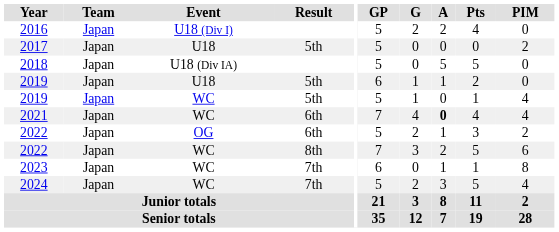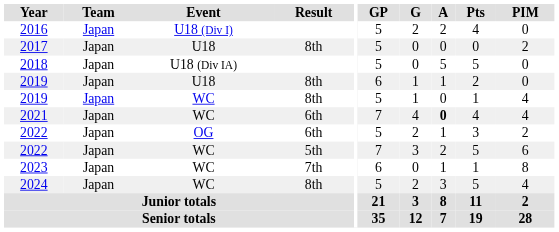(314, 47) 5th -> (314, 47) 8th
(314, 81) 5th -> (314, 81) 8th
(314, 98) 5th -> (314, 98) 8th
(314, 150) 8th -> (314, 150) 5th
(314, 184) 7th -> (314, 184) 8th
